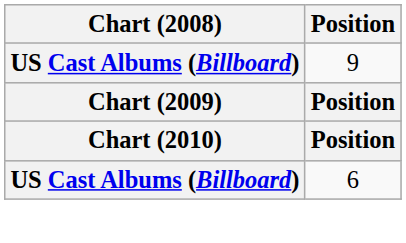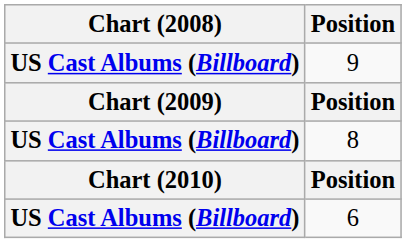+ row: (353, 140)
